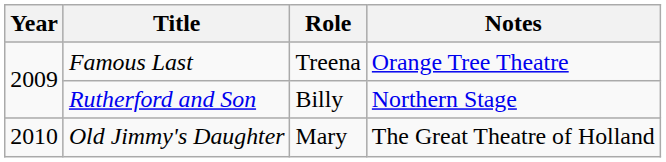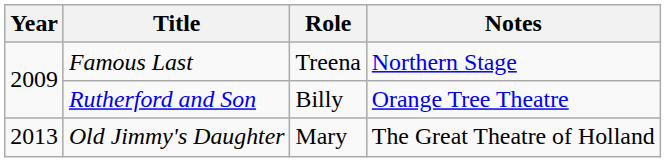(470, 61) Orange Tree Theatre -> (444, 61) Northern Stage
(444, 99) Northern Stage -> (470, 99) Orange Tree Theatre
(34, 136) 2010 -> (34, 136) 2013
